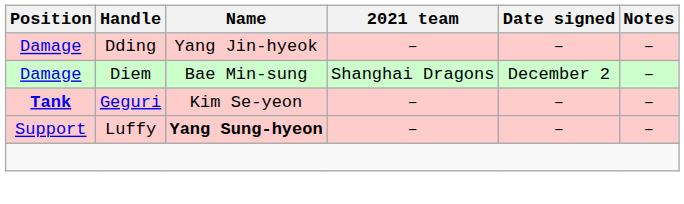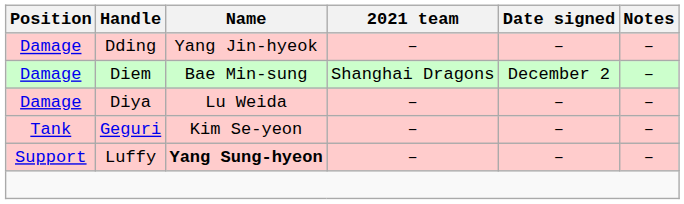+ row: (131, 102)
(51, 102) bold -> (51, 130) normal
